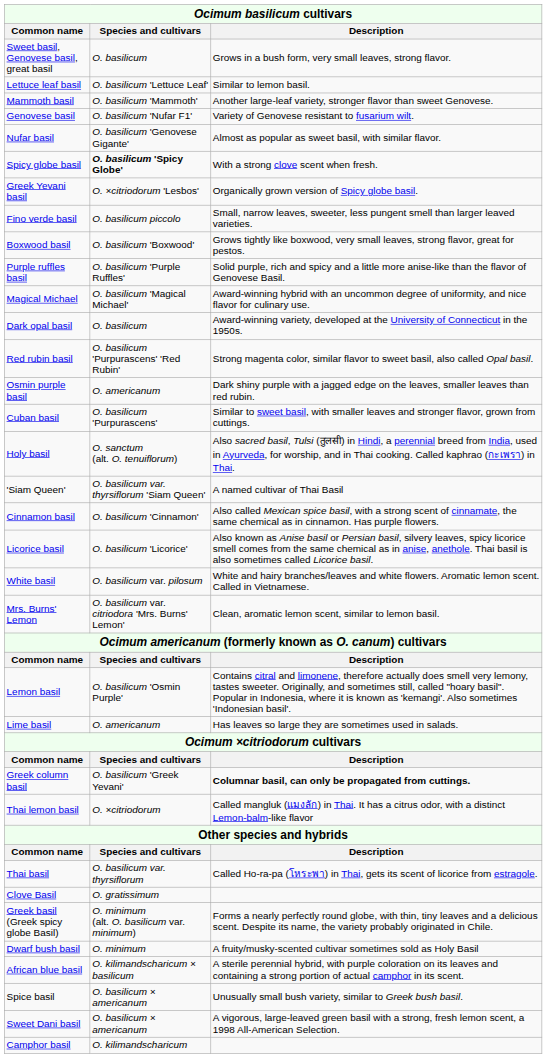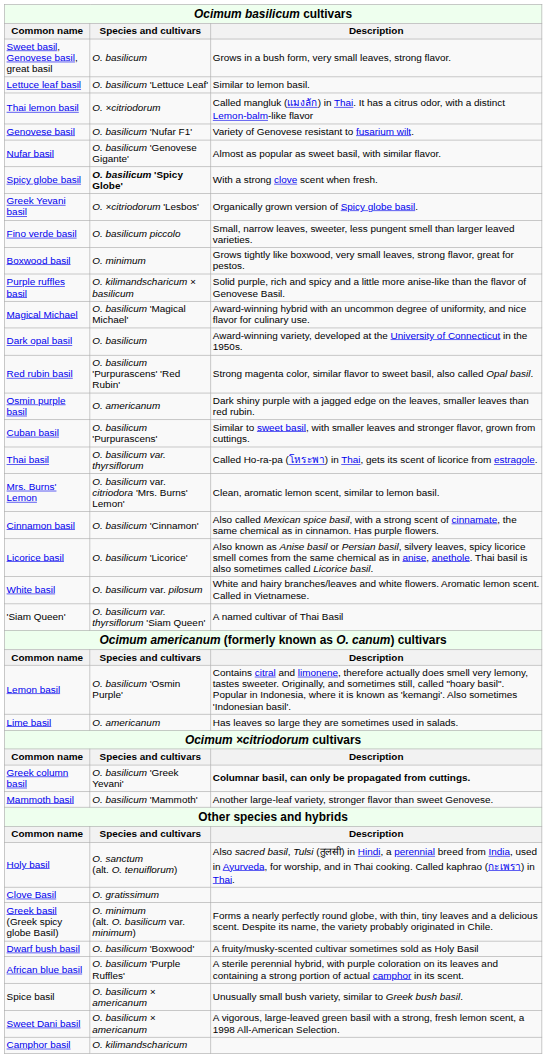rows swapped: (40, 100) <-> (43, 810)
(143, 245) O. basilicum 'Boxwood' -> (119, 261) O. minimum
(136, 272) O. basilicum 'Purple Ruffles' -> (144, 287) O. kilimandscharicum × basilicum
rows swapped: (28, 873) <-> (28, 453)
rows swapped: (36, 489) <-> (32, 614)
(119, 948) O. minimum -> (143, 948) O. basilicum 'Boxwood'
(144, 970) O. kilimandscharicum × basilicum -> (136, 970) O. basilicum 'Purple Ruffles'
